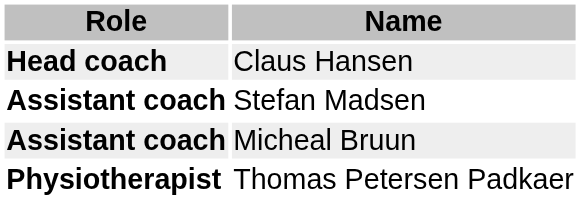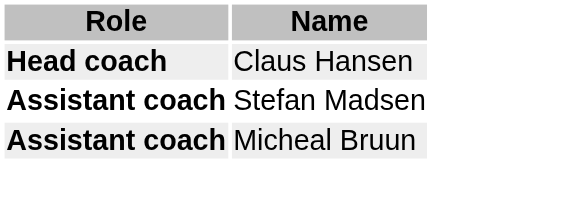- row: (404, 179)
